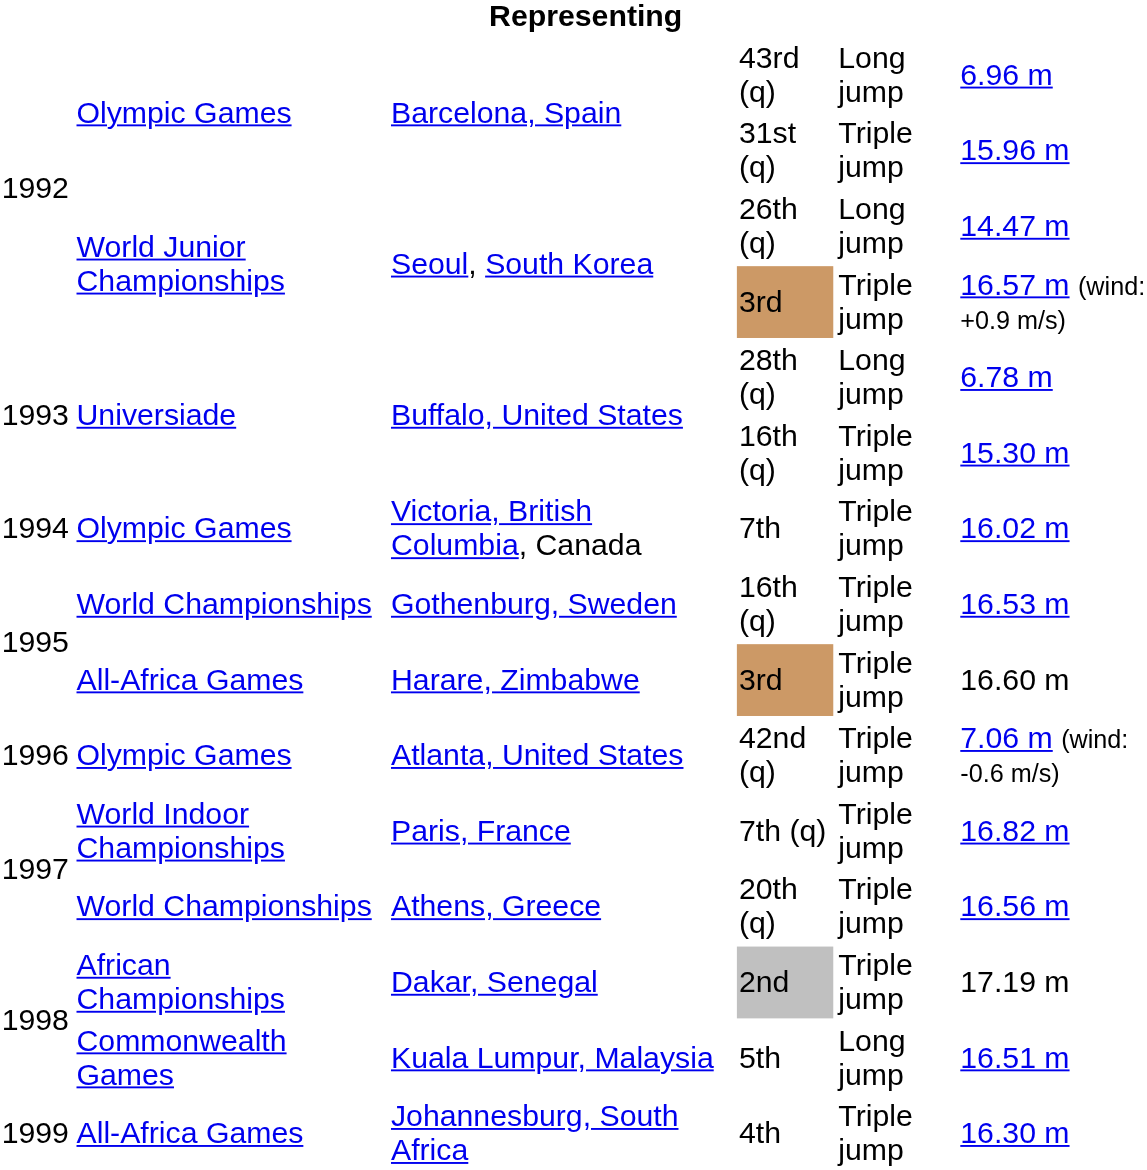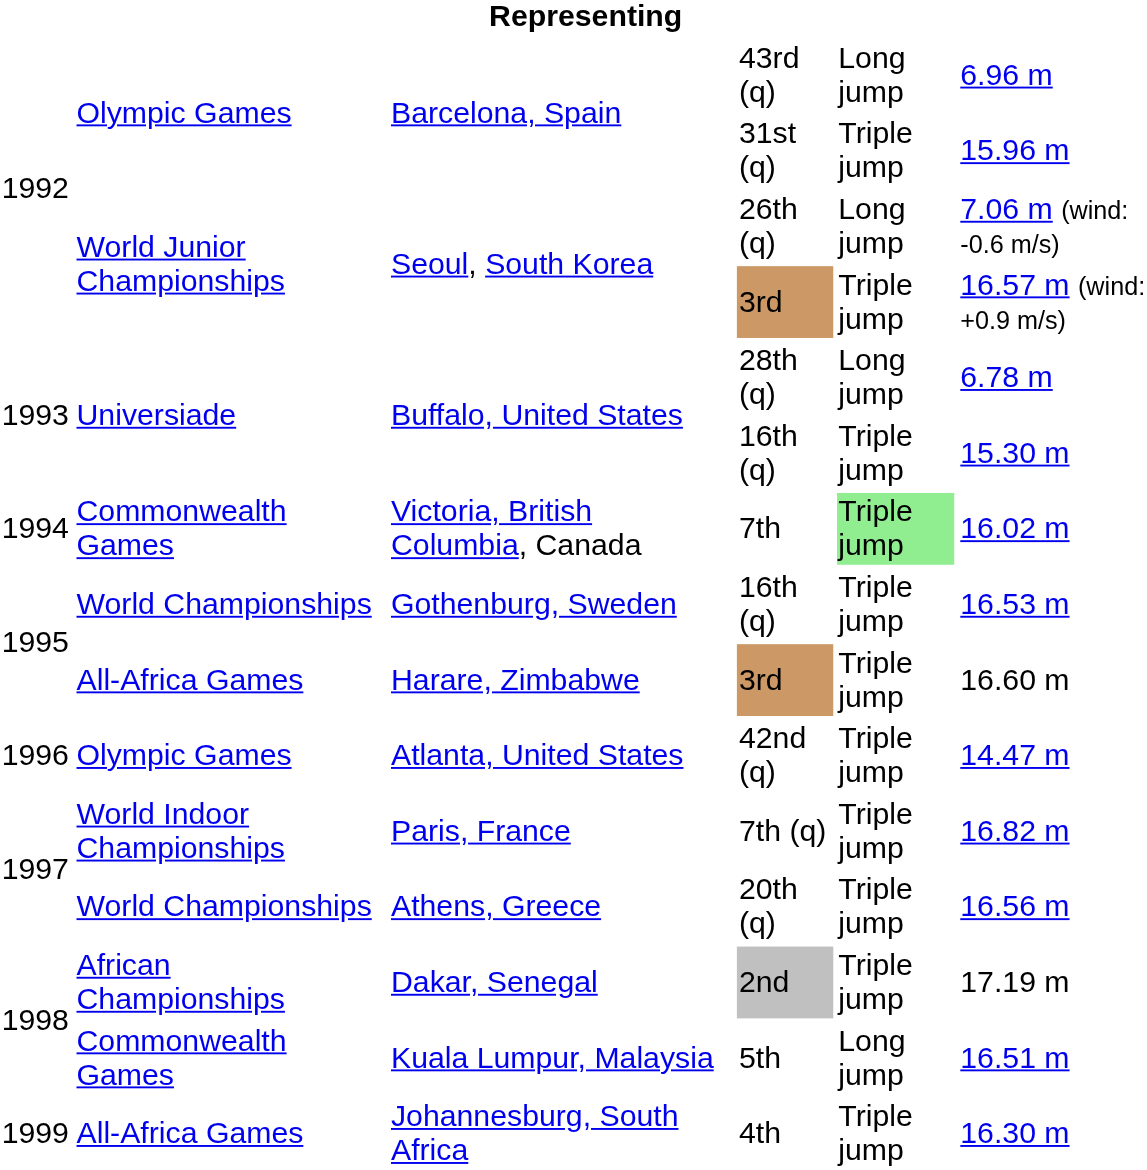(1015, 226) 14.47 m -> (1044, 226) 7.06 m (wind: -0.6 m/s)
(184, 528) Olympic Games -> (182, 528) Commonwealth Games
(876, 528) no background -> (876, 528) lightgreen background
(1044, 755) 7.06 m (wind: -0.6 m/s) -> (1015, 755) 14.47 m
